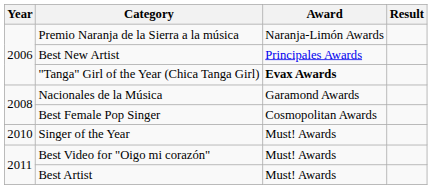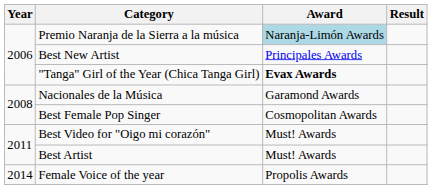(325, 34) no background -> (325, 34) lightblue background
- row: (84, 134)
+ row: (101, 174)
